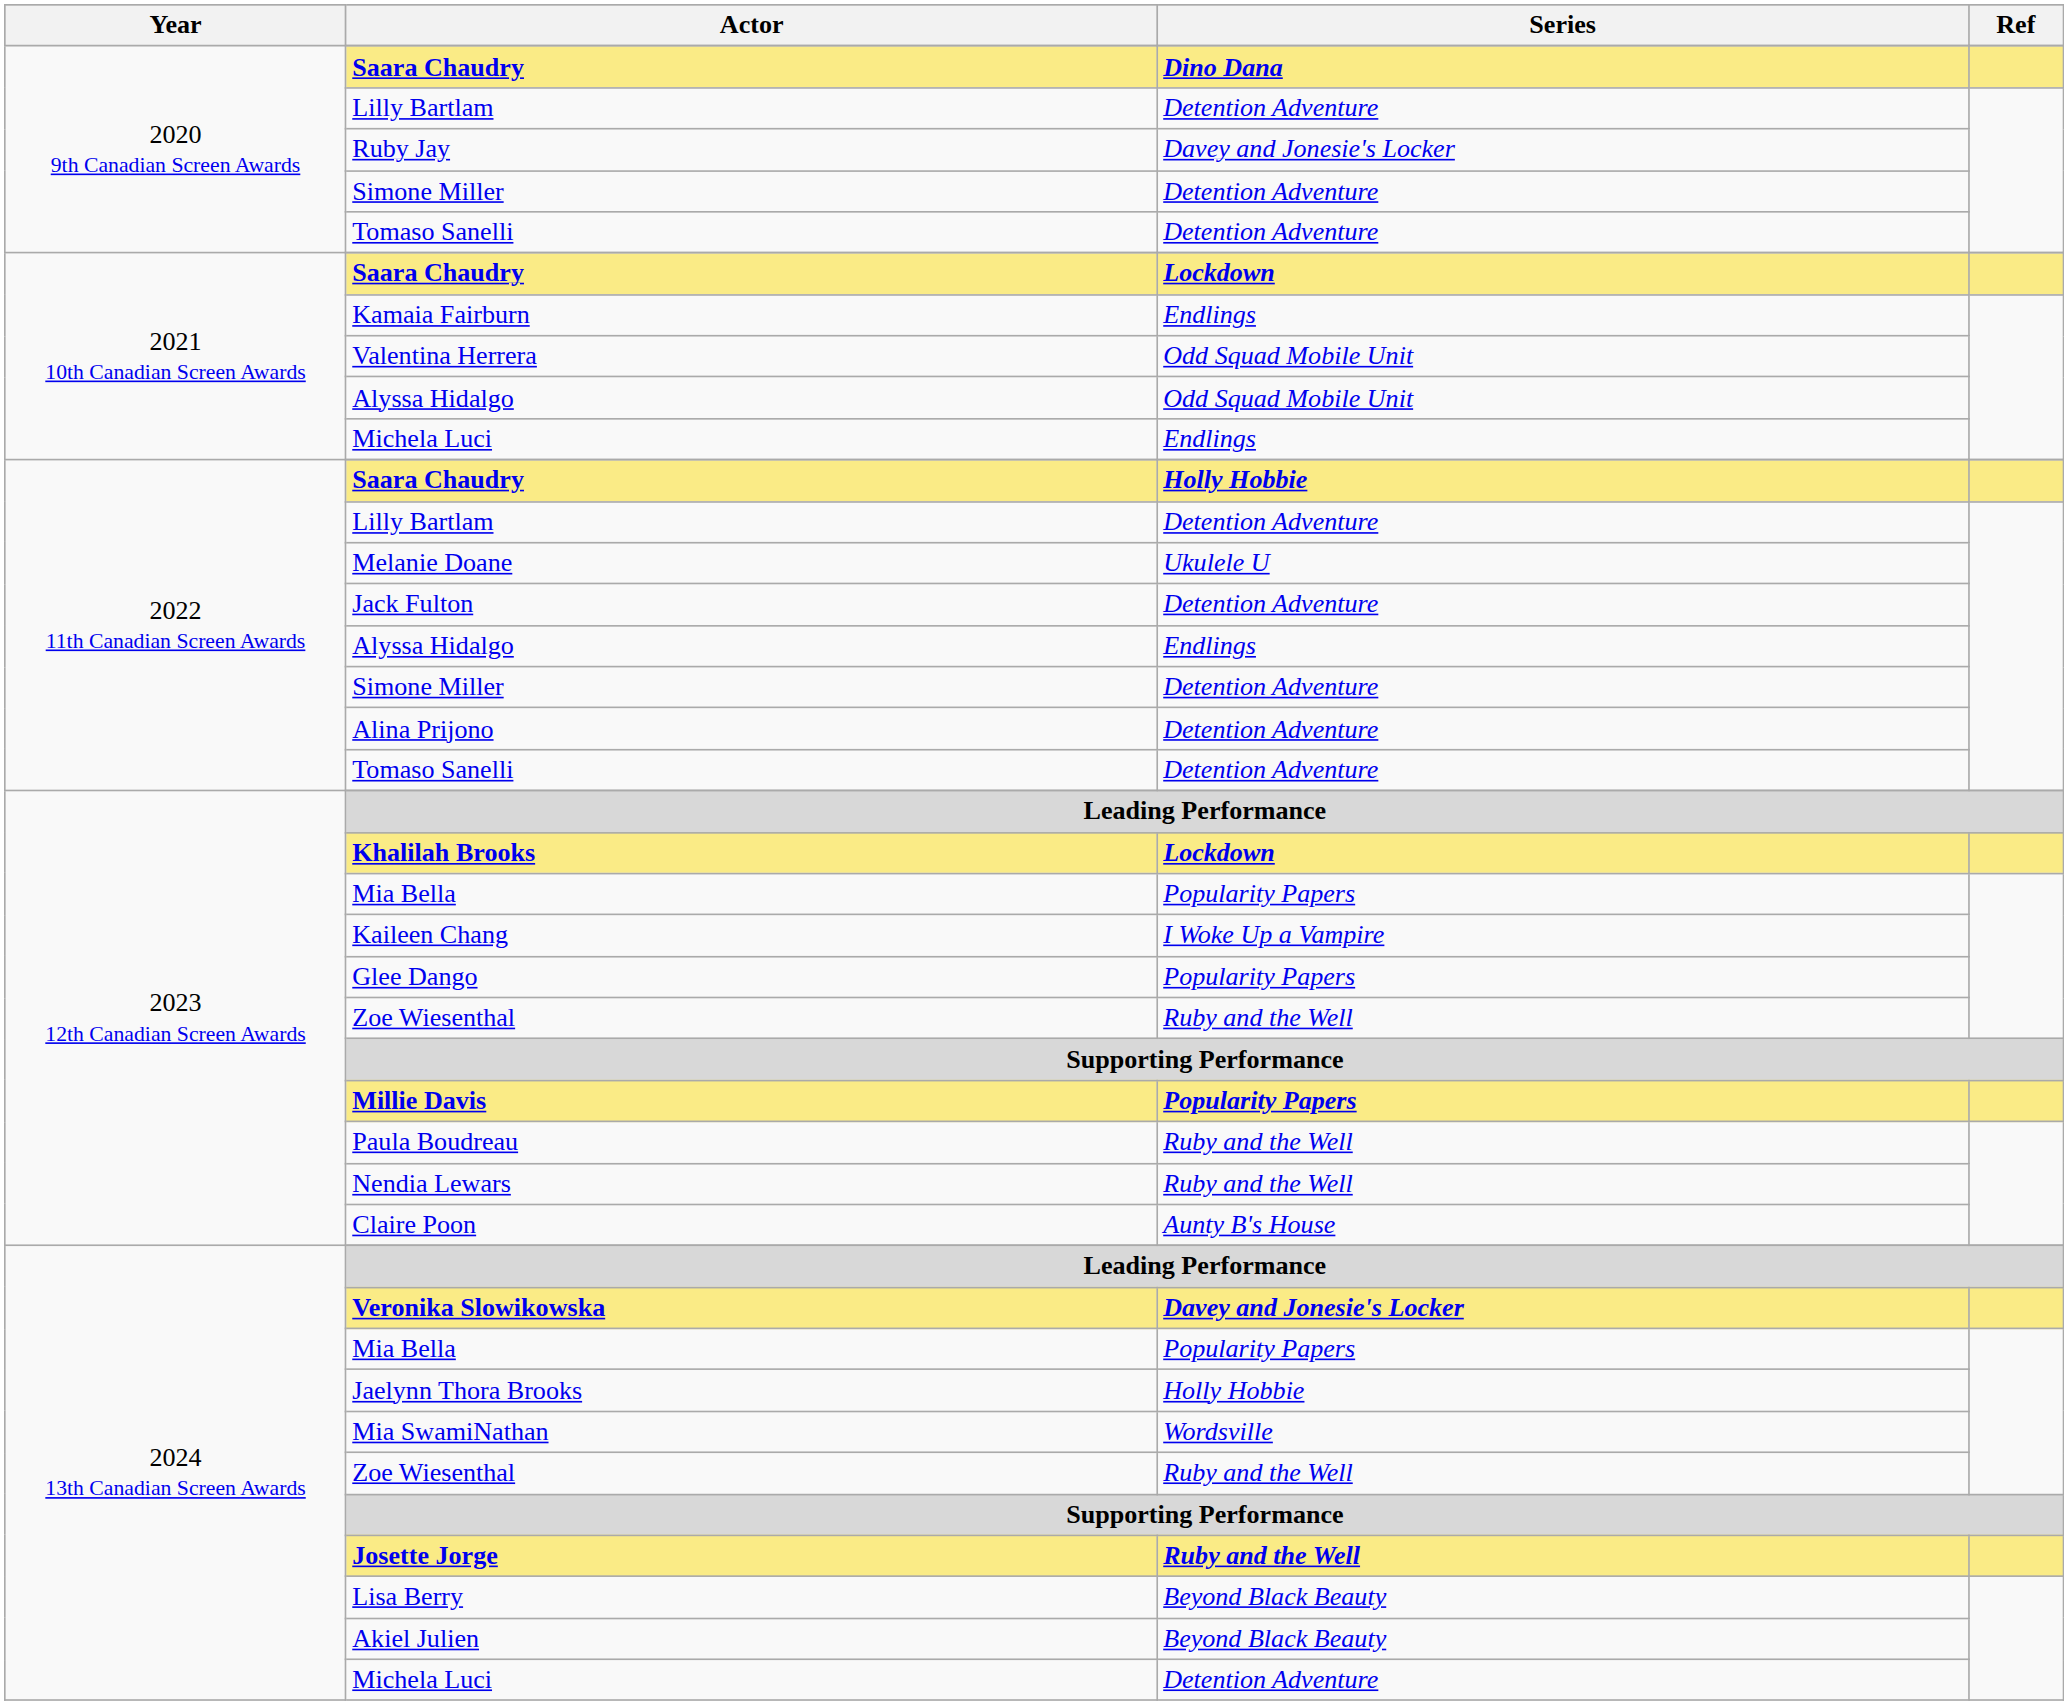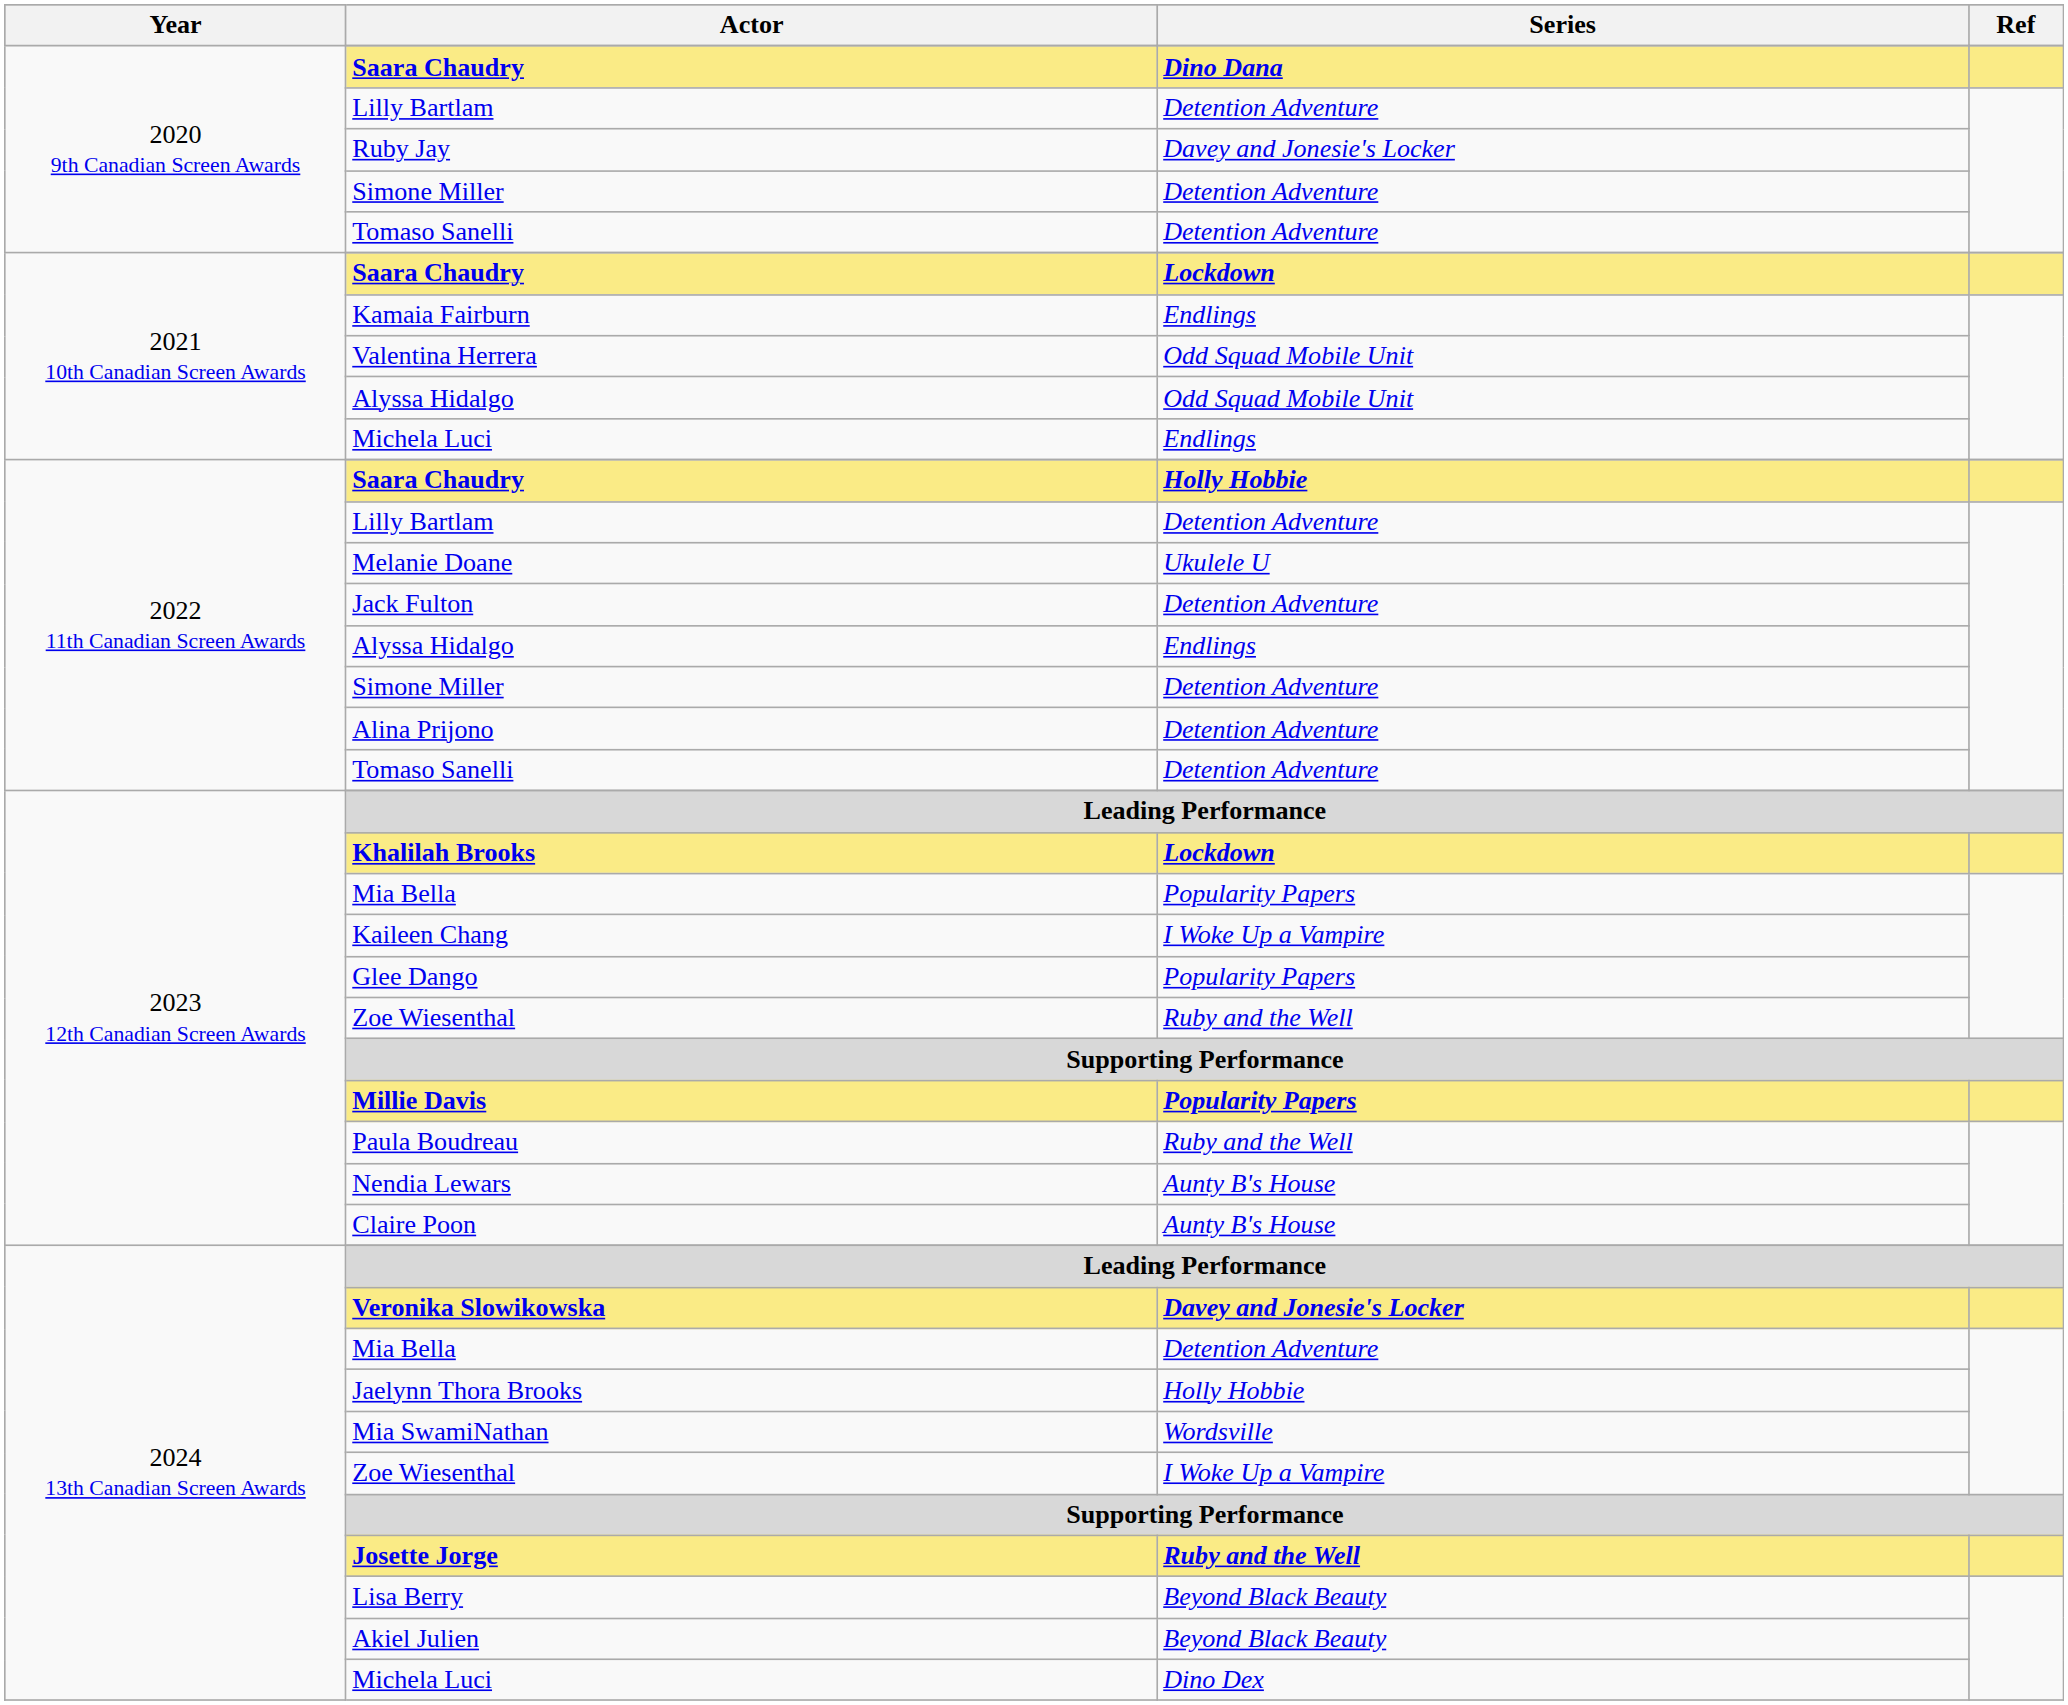(1258, 1183) Ruby and the Well -> (1249, 1183) Aunty B's House
(1259, 1348) Popularity Papers -> (1271, 1348) Detention Adventure
(1258, 1472) Ruby and the Well -> (1274, 1472) I Woke Up a Vampire
(1271, 1679) Detention Adventure -> (1214, 1679) Dino Dex
